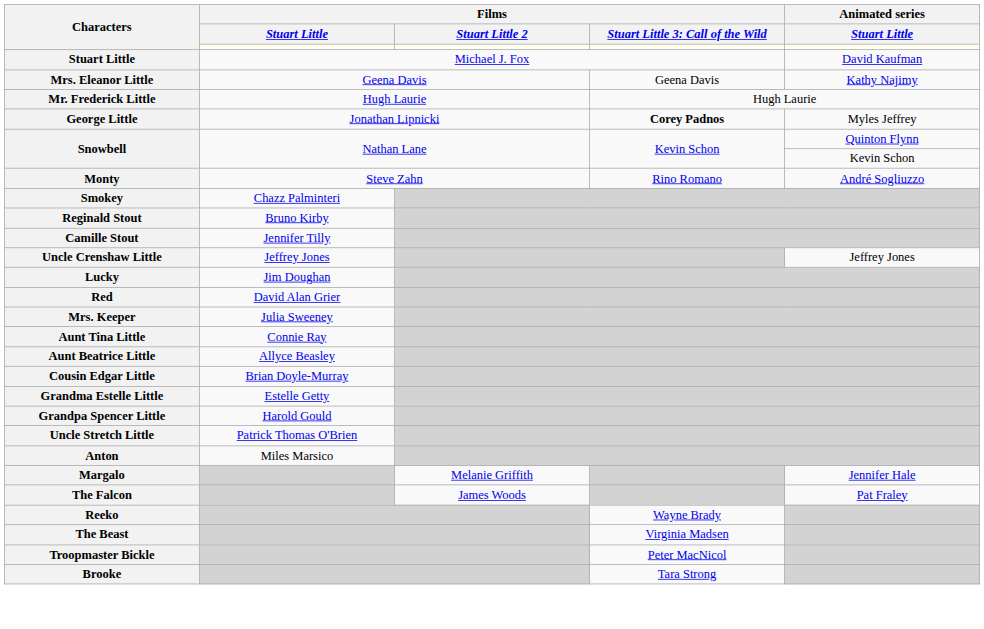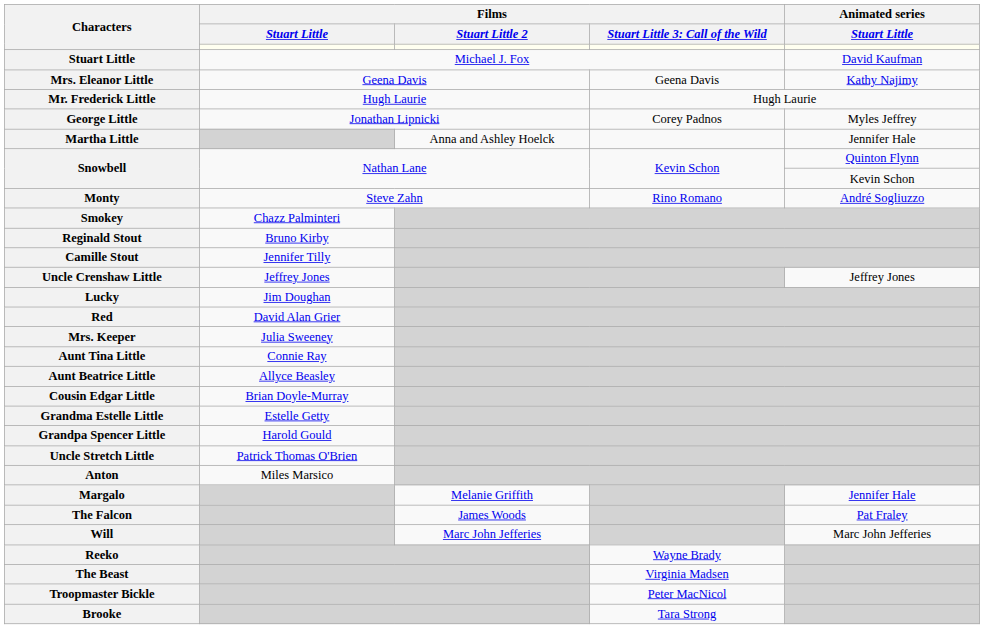(687, 119) bold -> (687, 119) normal
+ row: (102, 138)
+ row: (102, 534)
